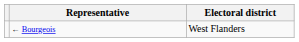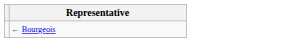- column: (240, 13)
